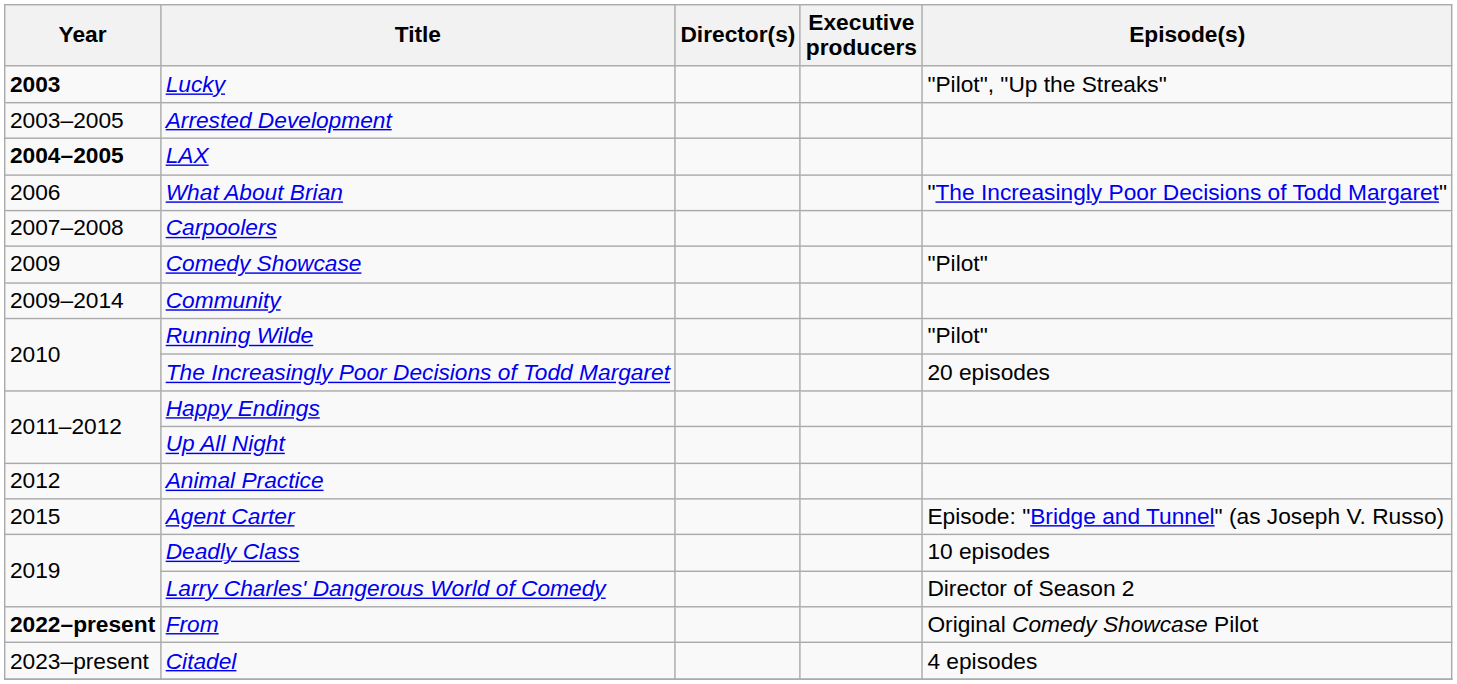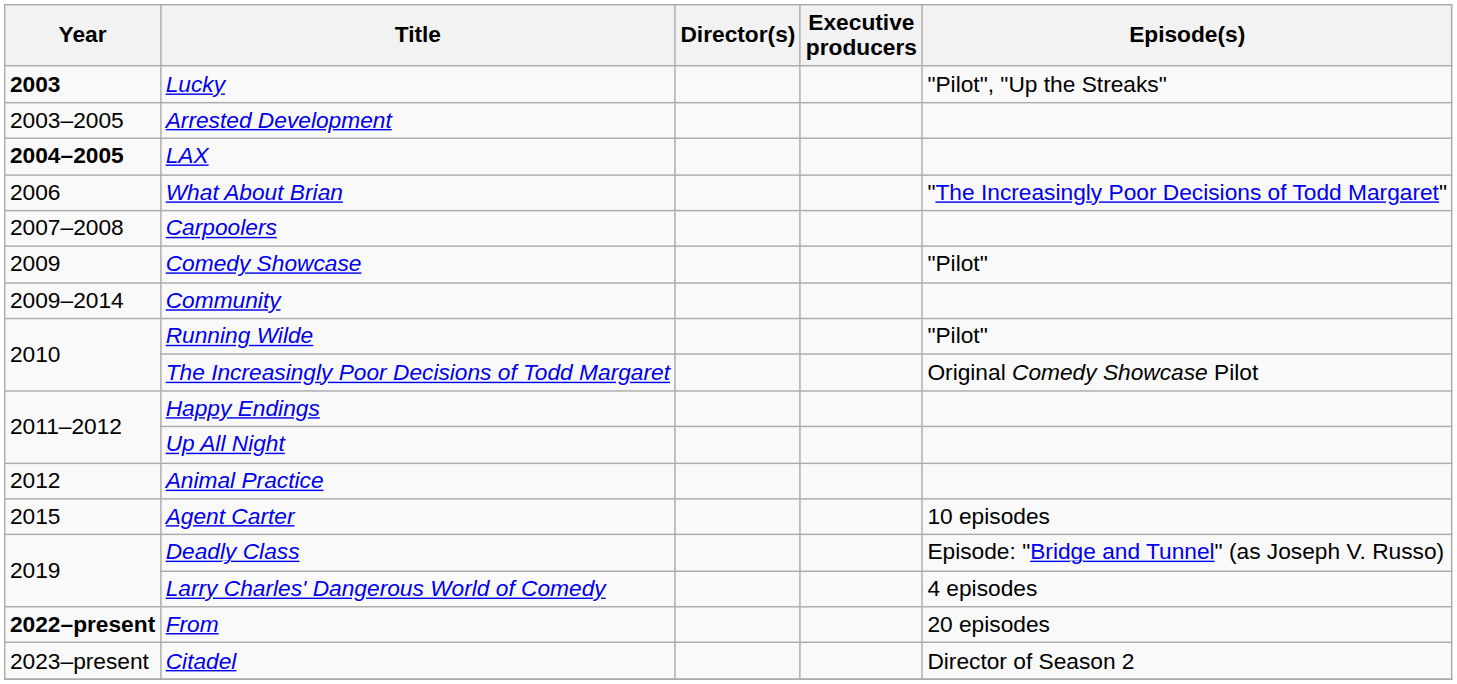(989, 372) 20 episodes -> (1093, 372) Original Comedy Showcase Pilot
(1186, 516) Episode: "Bridge and Tunnel" (as Joseph V. Russo) -> (989, 516) 10 episodes
(989, 552) 10 episodes -> (1186, 552) Episode: "Bridge and Tunnel" (as Joseph V. Russo)
(1031, 588) Director of Season 2 -> (982, 588) 4 episodes
(1093, 624) Original Comedy Showcase Pilot -> (989, 624) 20 episodes
(982, 660) 4 episodes -> (1031, 660) Director of Season 2
